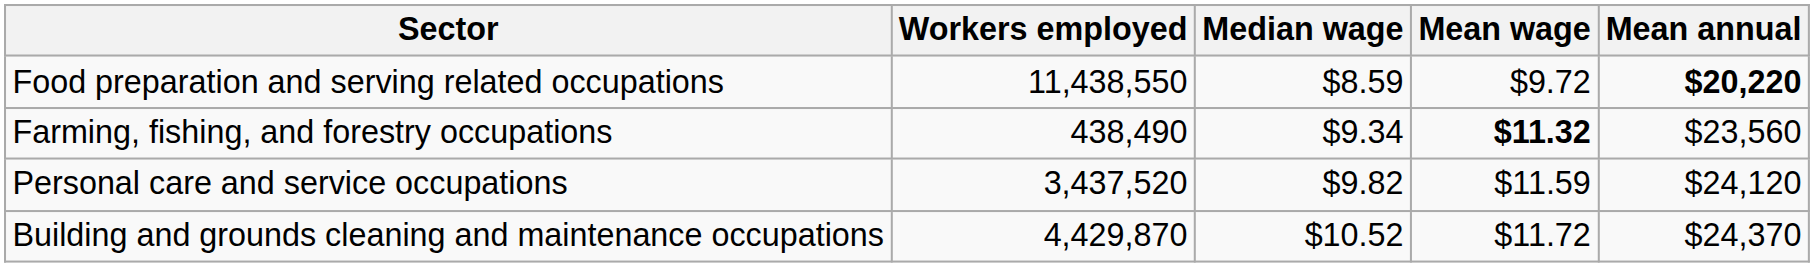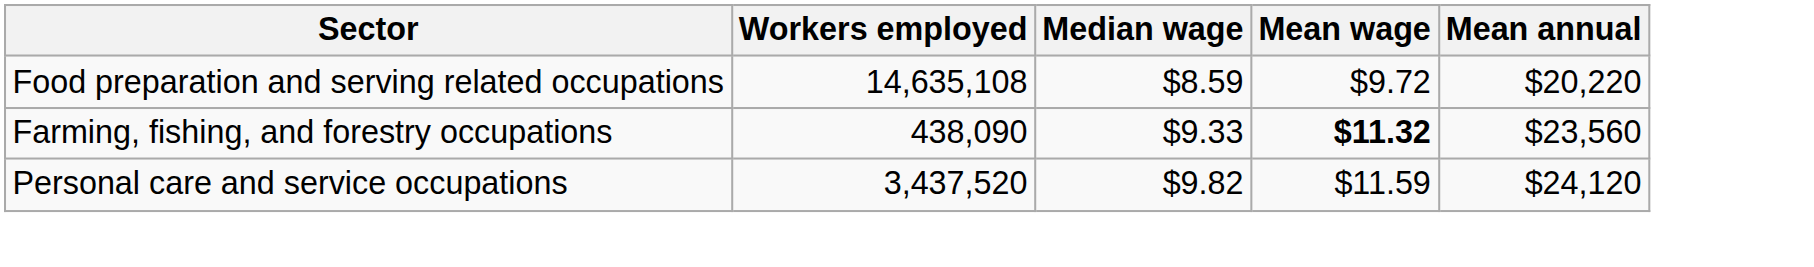(1108, 81) 11,438,550 -> (947, 81) 14,635,108
(1743, 81) bold -> (1583, 81) normal
(1129, 132) 438,490 -> (969, 132) 438,090
(1363, 132) $9.34 -> (1203, 132) $9.33
- row: (448, 235)
